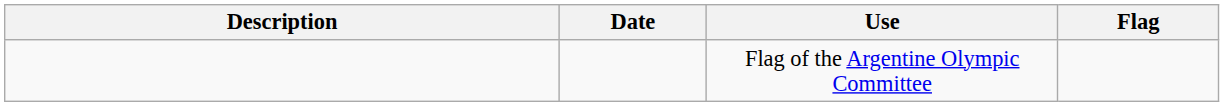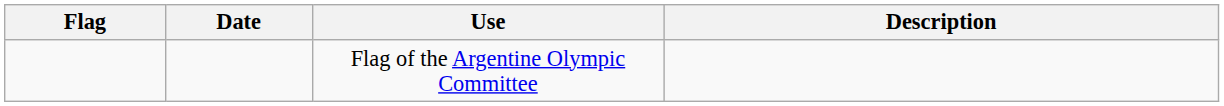columns swapped: (1138, 22) <-> (282, 22)
